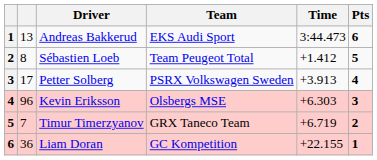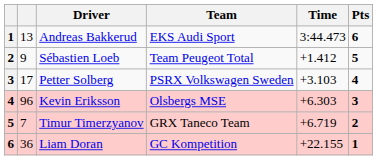(23, 58) 8 -> (23, 58) 9
(318, 80) +3.913 -> (318, 80) +3.103
